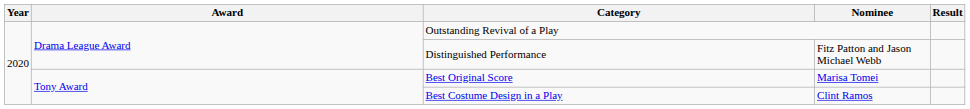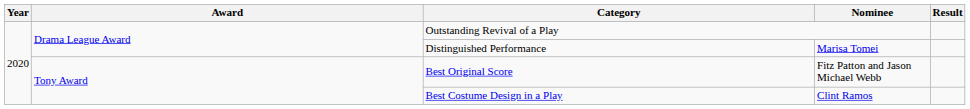(864, 54) Fitz Patton and Jason Michael Webb -> (848, 48) Marisa Tomei
(848, 78) Marisa Tomei -> (864, 71) Fitz Patton and Jason Michael Webb
